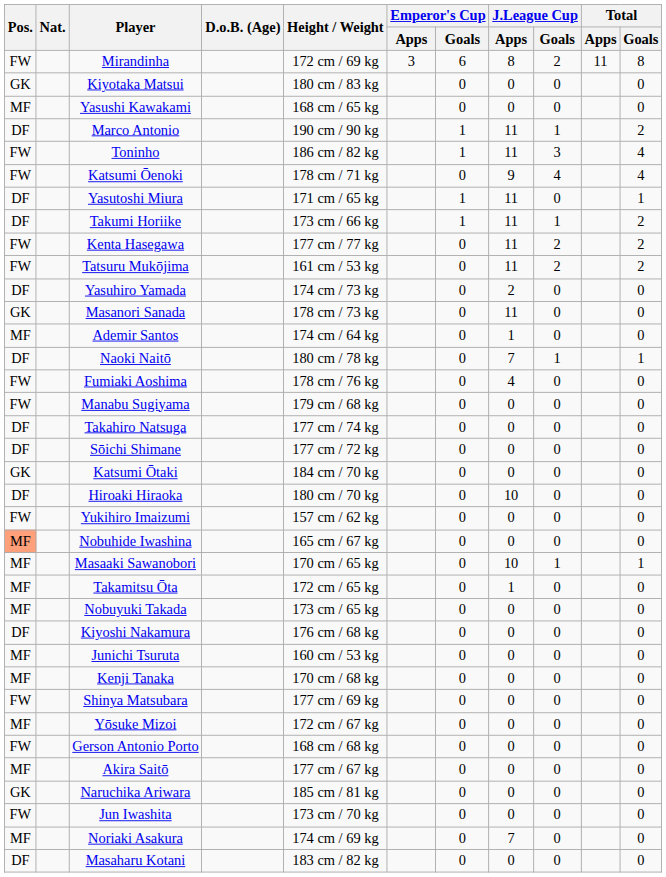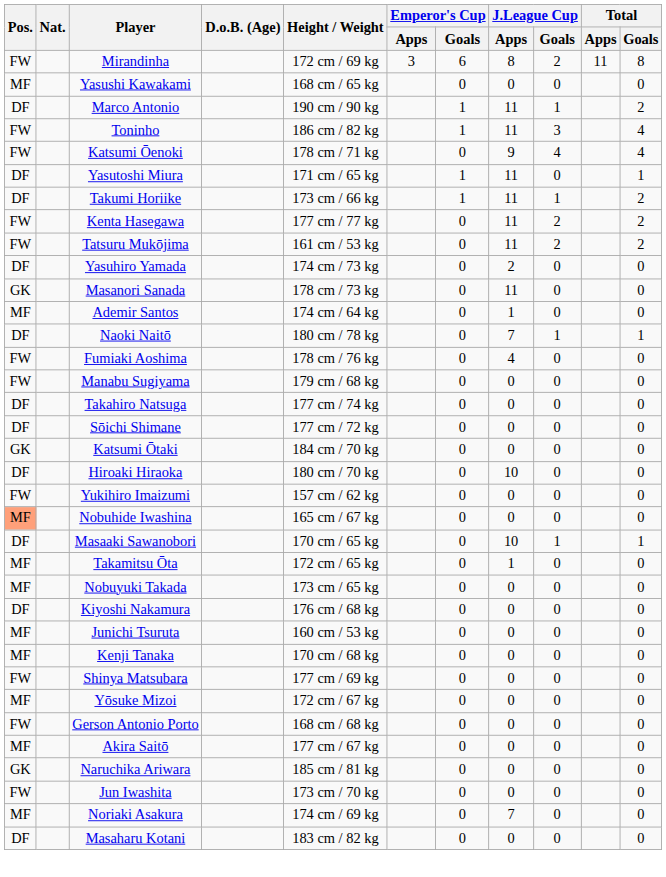- row: (135, 84)
(20, 564) MF -> (20, 541) DF
